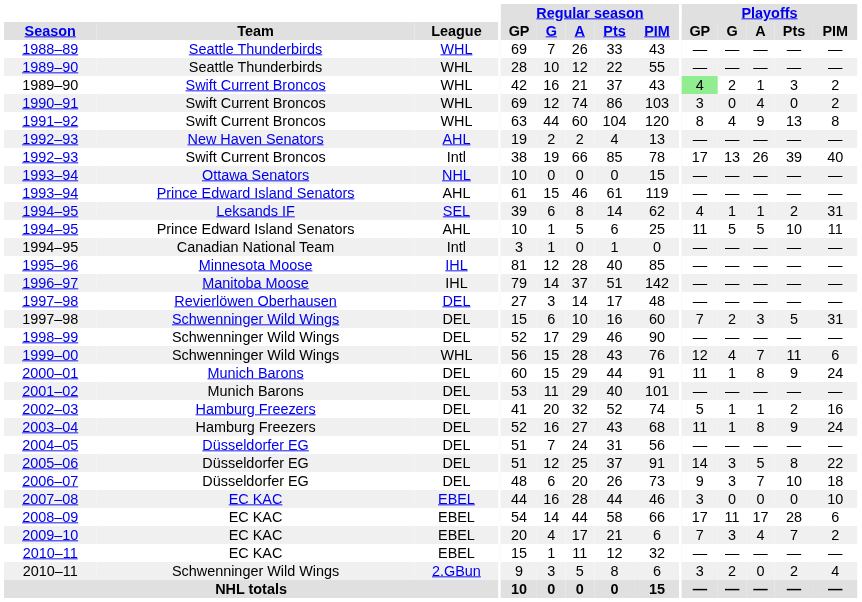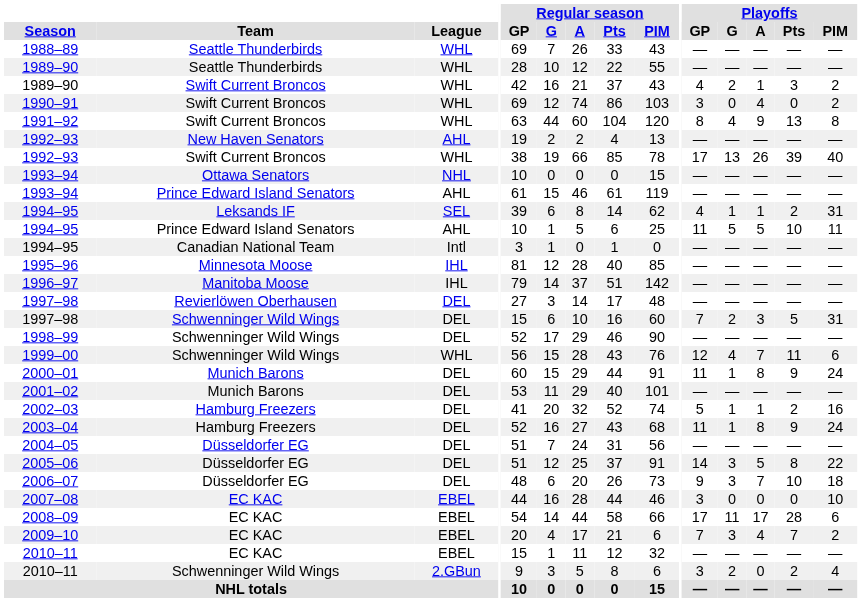(700, 85) lightgreen background -> (700, 85) no background
(456, 157) Intl -> (456, 157) WHL
